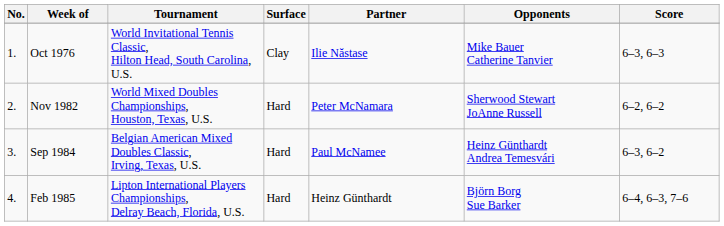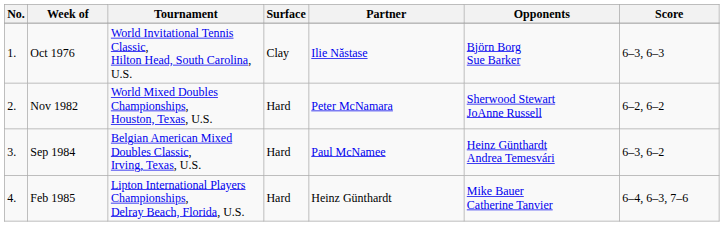(510, 53) Mike Bauer Catherine Tanvier -> (494, 53) Björn Borg Sue Barker
(494, 198) Björn Borg Sue Barker -> (510, 198) Mike Bauer Catherine Tanvier
